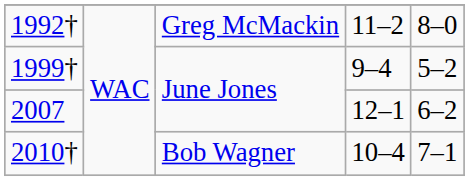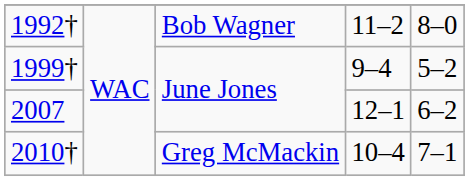(250, 25) Greg McMackin -> (228, 25) Bob Wagner
(228, 152) Bob Wagner -> (250, 152) Greg McMackin
